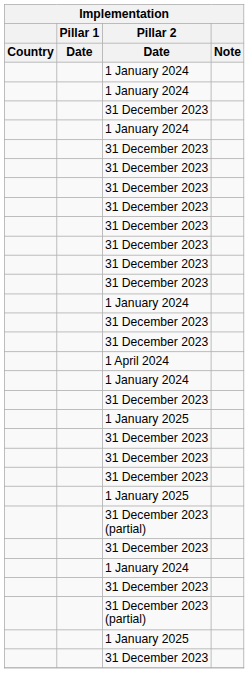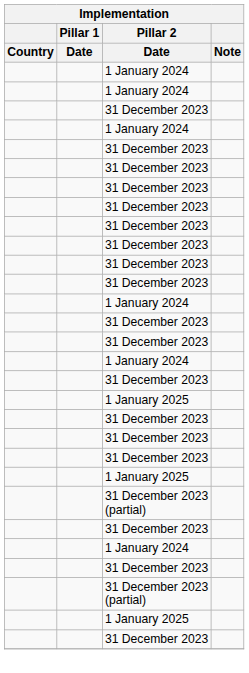- row: (30, 361)
